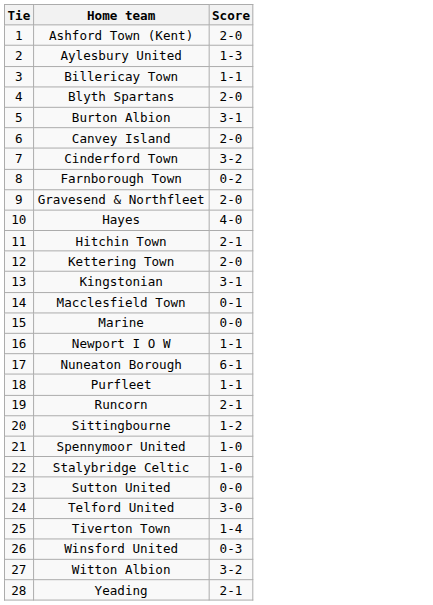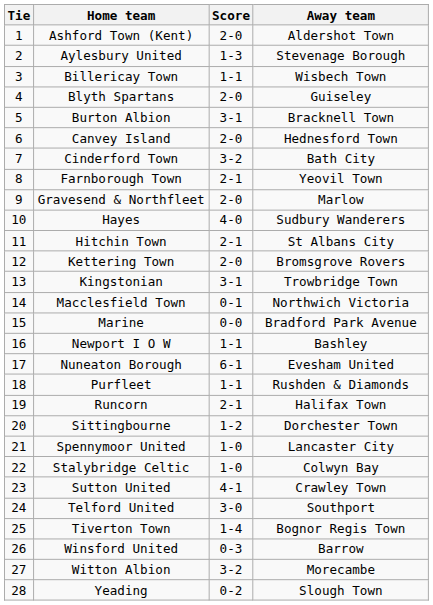+ column: (341, 15)
(231, 179) 0-2 -> (231, 179) 2-1
(231, 487) 0-0 -> (231, 487) 4-1
(231, 590) 2-1 -> (231, 590) 0-2
